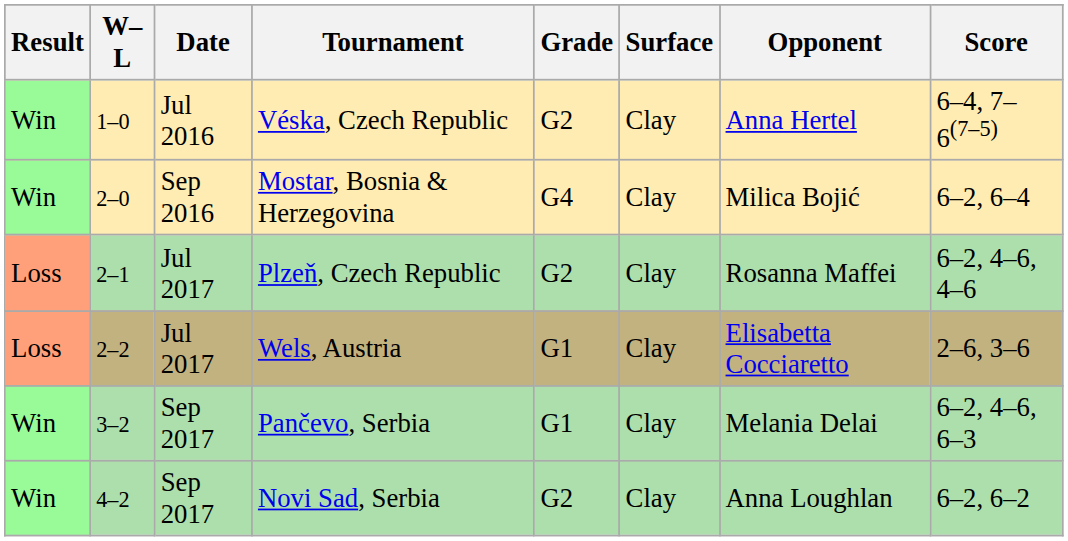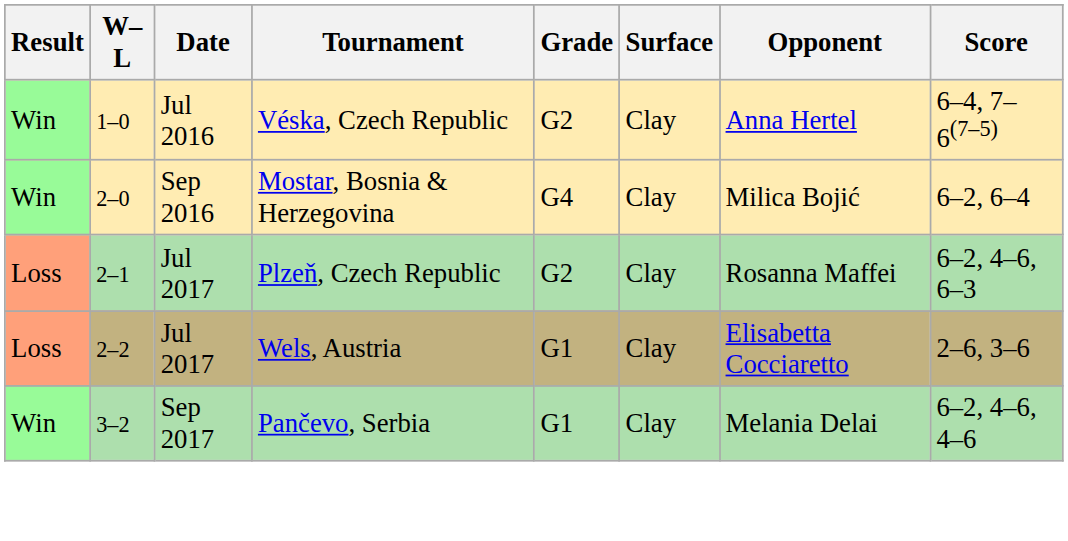(987, 272) 6–2, 4–6, 4–6 -> (987, 272) 6–2, 4–6, 6–3
(987, 422) 6–2, 4–6, 6–3 -> (987, 422) 6–2, 4–6, 4–6
- row: (349, 498)
